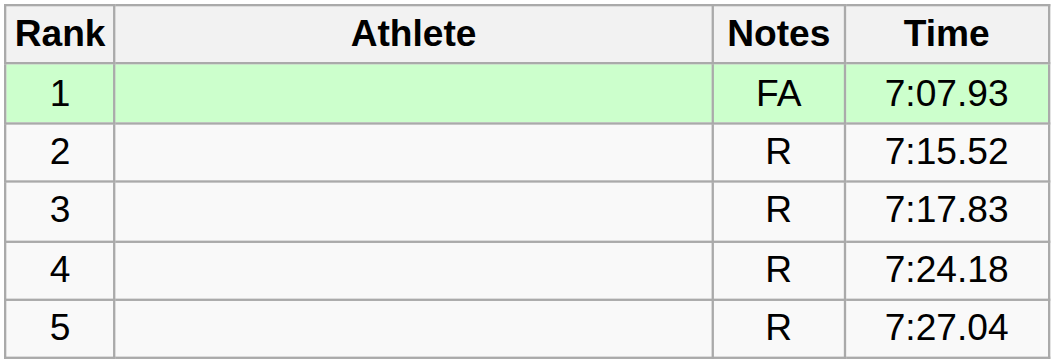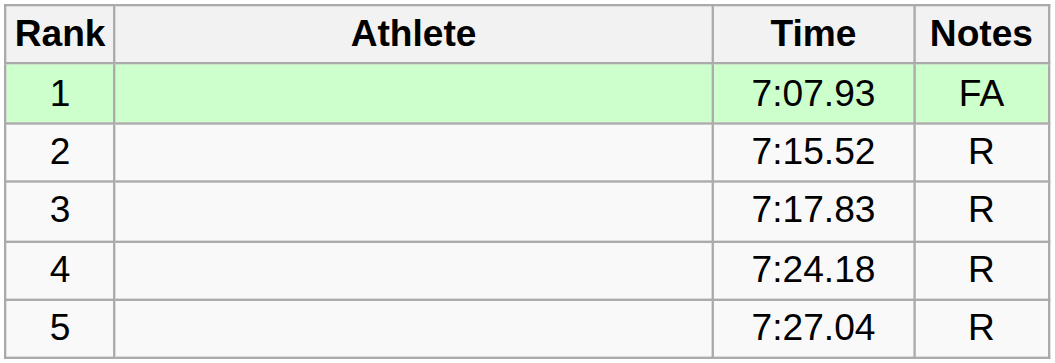columns swapped: (947, 33) <-> (779, 33)
